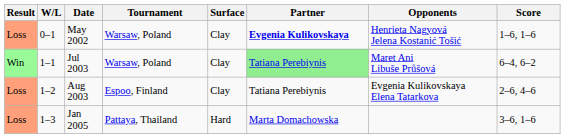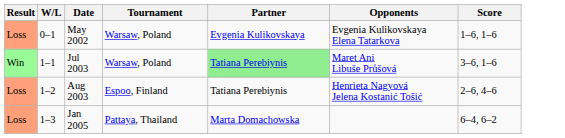- column: (227, 12)
(299, 35) bold -> (257, 35) normal
(416, 35) Henrieta Nagyová Jelena Kostanić Tošić -> (379, 35) Evgenia Kulikovskaya Elena Tatarkova
(517, 63) 6–4, 6–2 -> (478, 63) 3–6, 1–6
(418, 91) Evgenia Kulikovskaya Elena Tatarkova -> (377, 91) Henrieta Nagyová Jelena Kostanić Tošić
(517, 119) 3–6, 1–6 -> (478, 119) 6–4, 6–2
